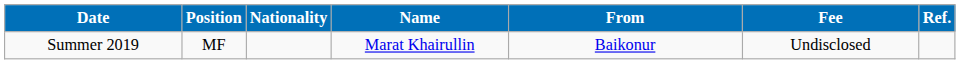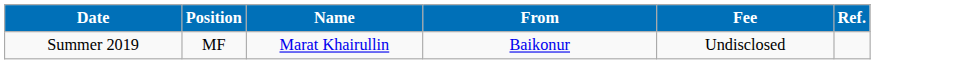- column: (288, 18)
